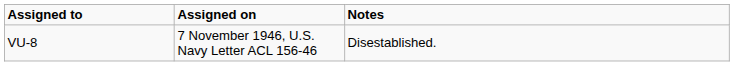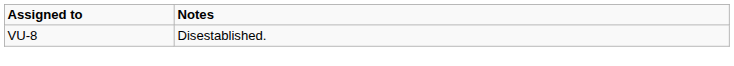- column: (217, 14)
